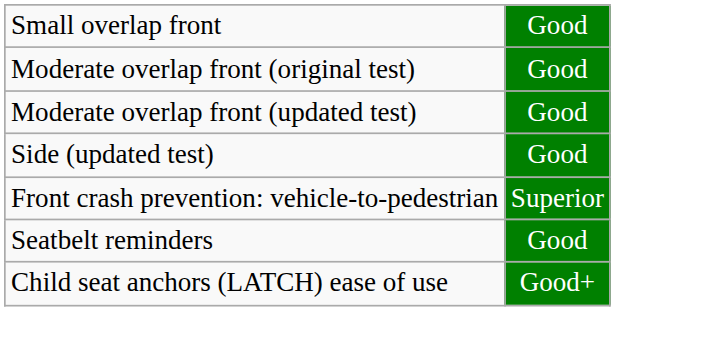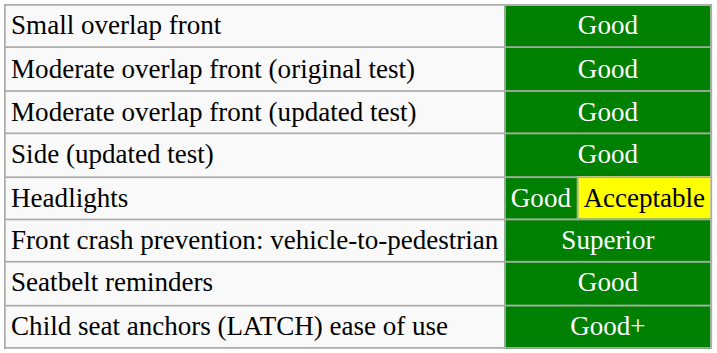+ row: (70, 197)
